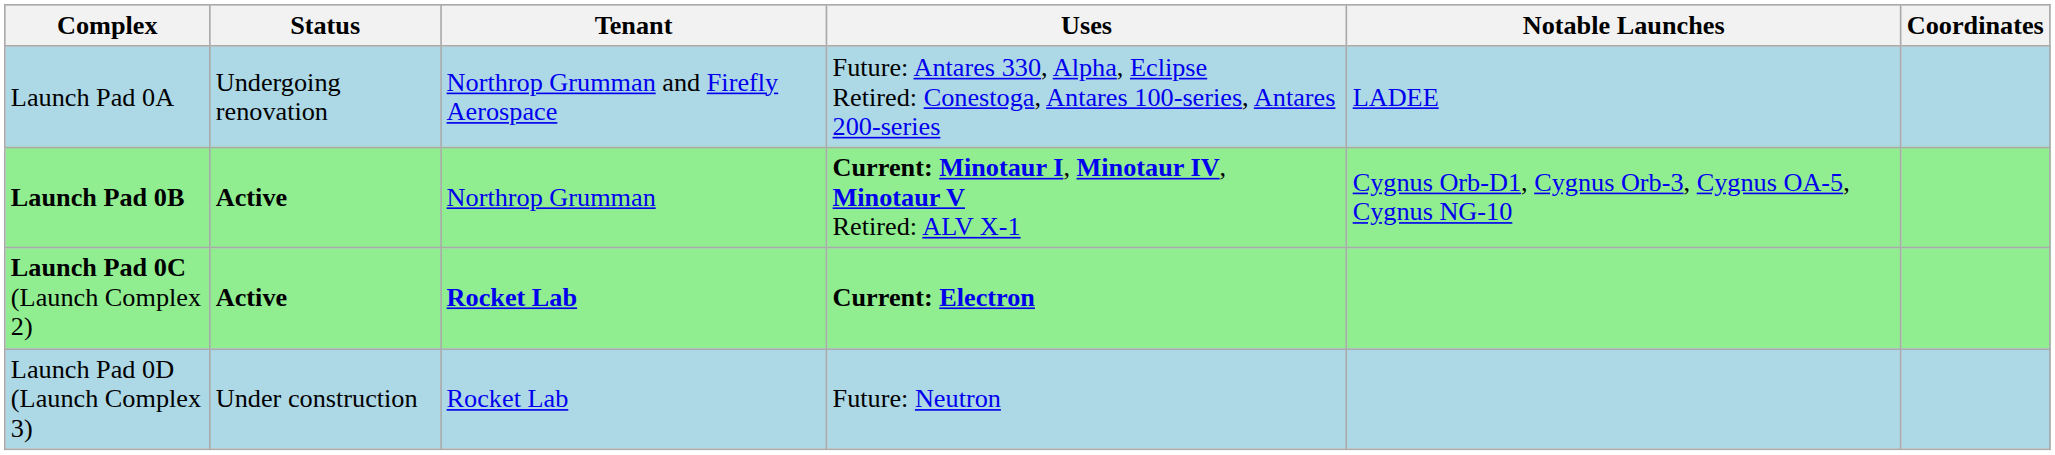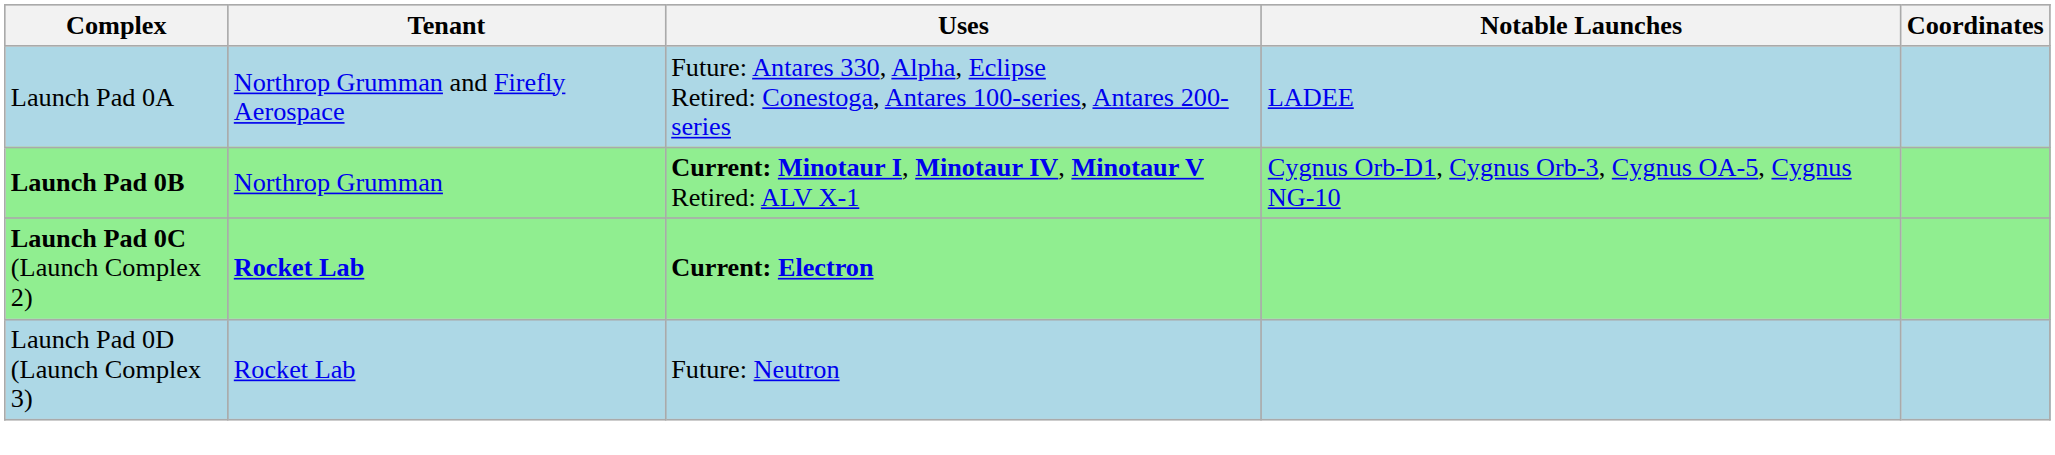- column: (325, 25)
